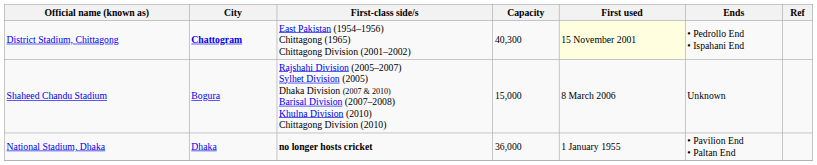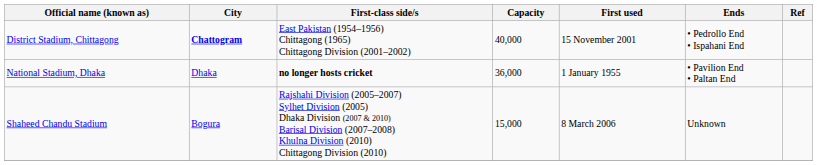(508, 40) 40,300 -> (508, 40) 40,000
(599, 40) lightyellow background -> (599, 40) no background
rows swapped: (56, 147) <-> (57, 96)
